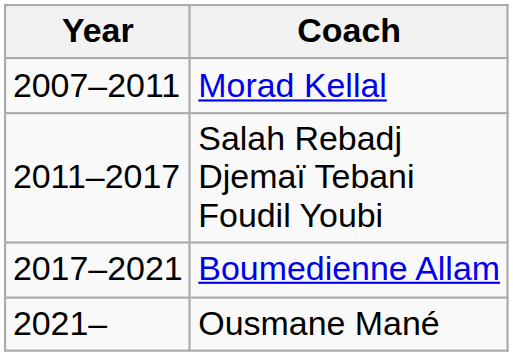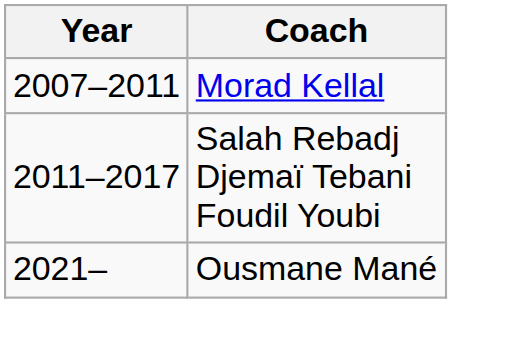- row: (349, 269)
